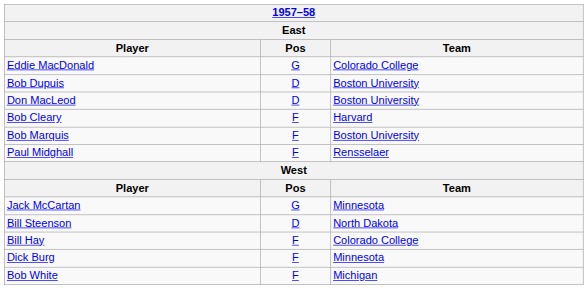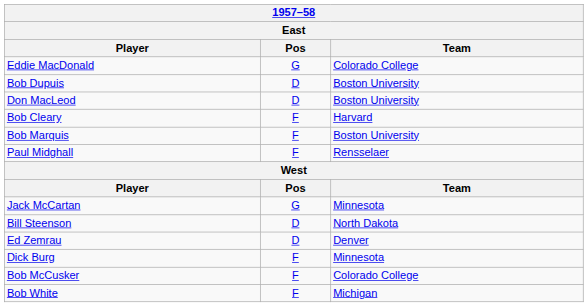+ row: (34, 240)
- row: (26, 240)
+ row: (43, 275)
